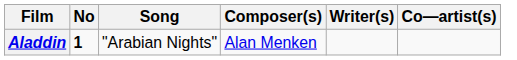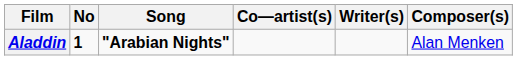columns swapped: (273, 17) <-> (449, 17)
(160, 42) normal -> (166, 42) bold
